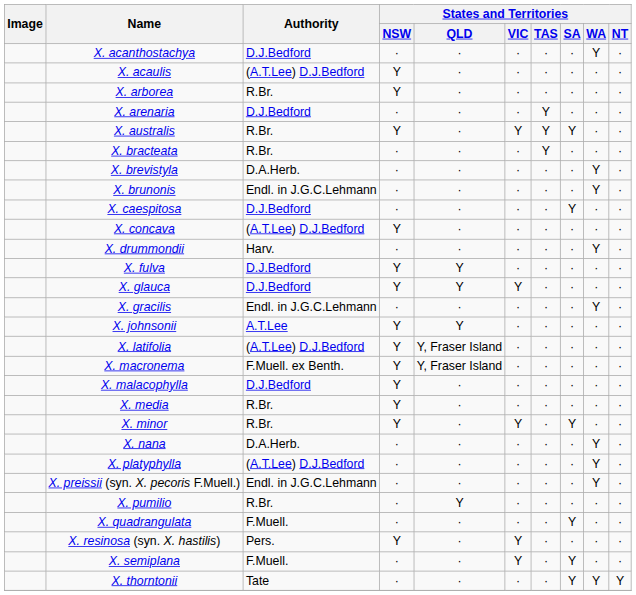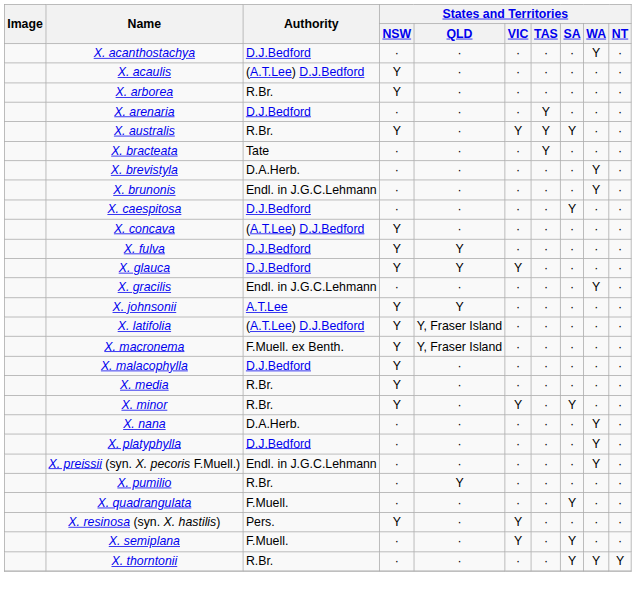(260, 151) R.Br. -> (258, 151) Tate
- row: (144, 248)
(305, 463) (A.T.Lee) D.J.Bedford -> (278, 444) D.J.Bedford
(258, 580) Tate -> (260, 561) R.Br.
